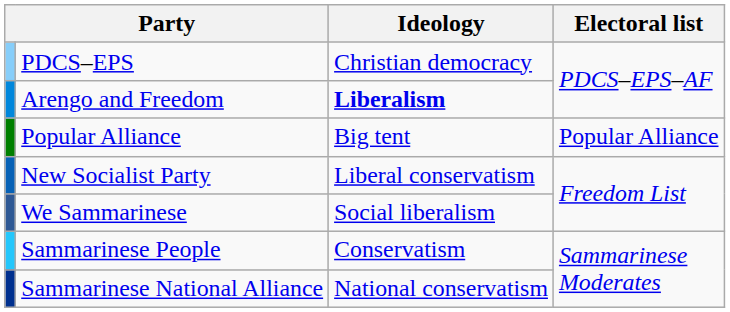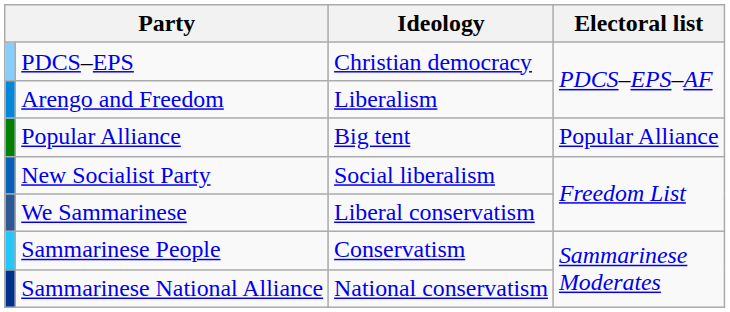(390, 99) bold -> (386, 99) normal
(434, 174) Liberal conservatism -> (415, 174) Social liberalism
(415, 212) Social liberalism -> (434, 212) Liberal conservatism
